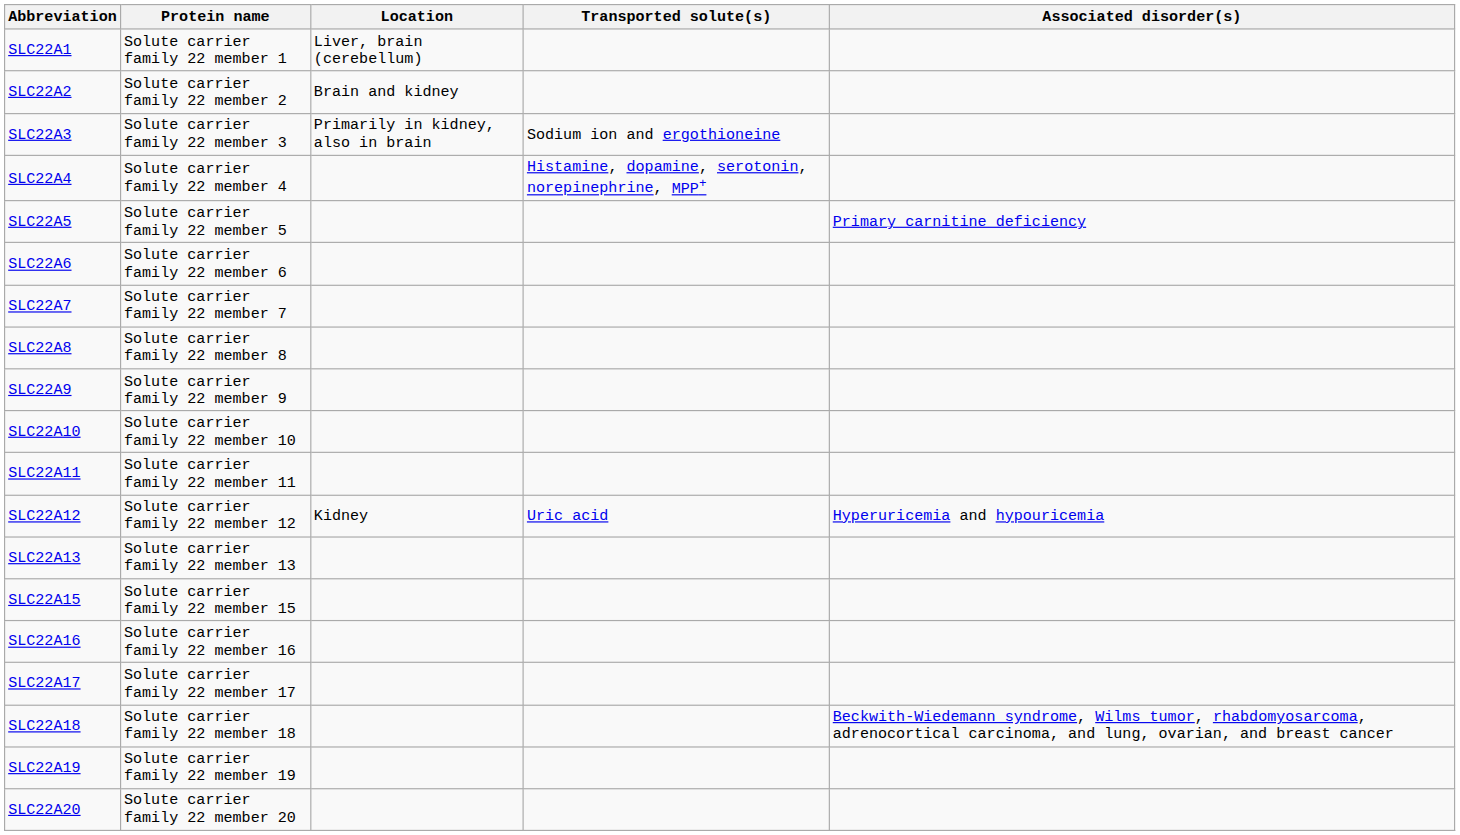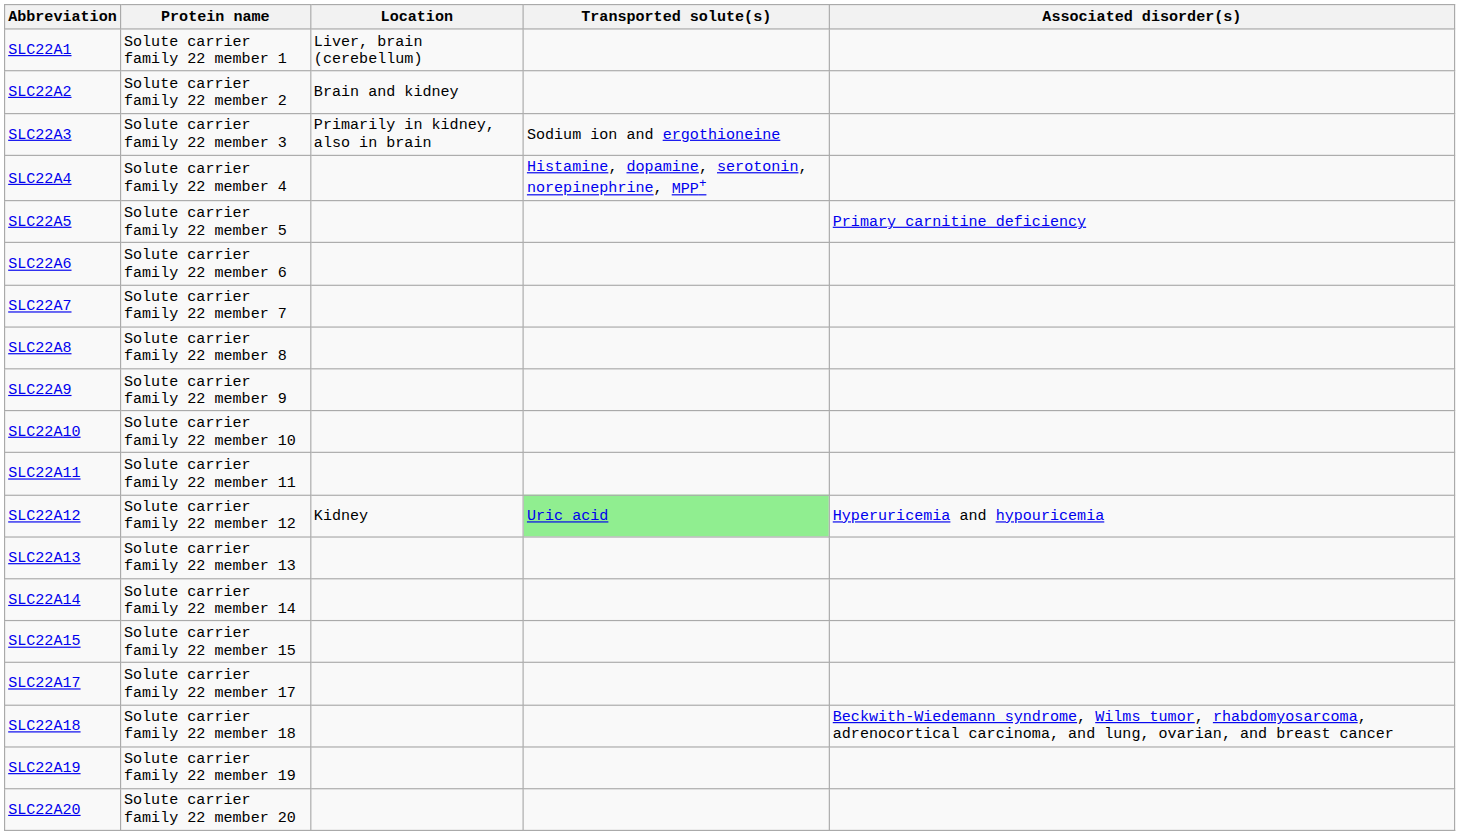(568, 516) no background -> (568, 516) lightgreen background
+ row: (44, 600)
- row: (44, 642)
